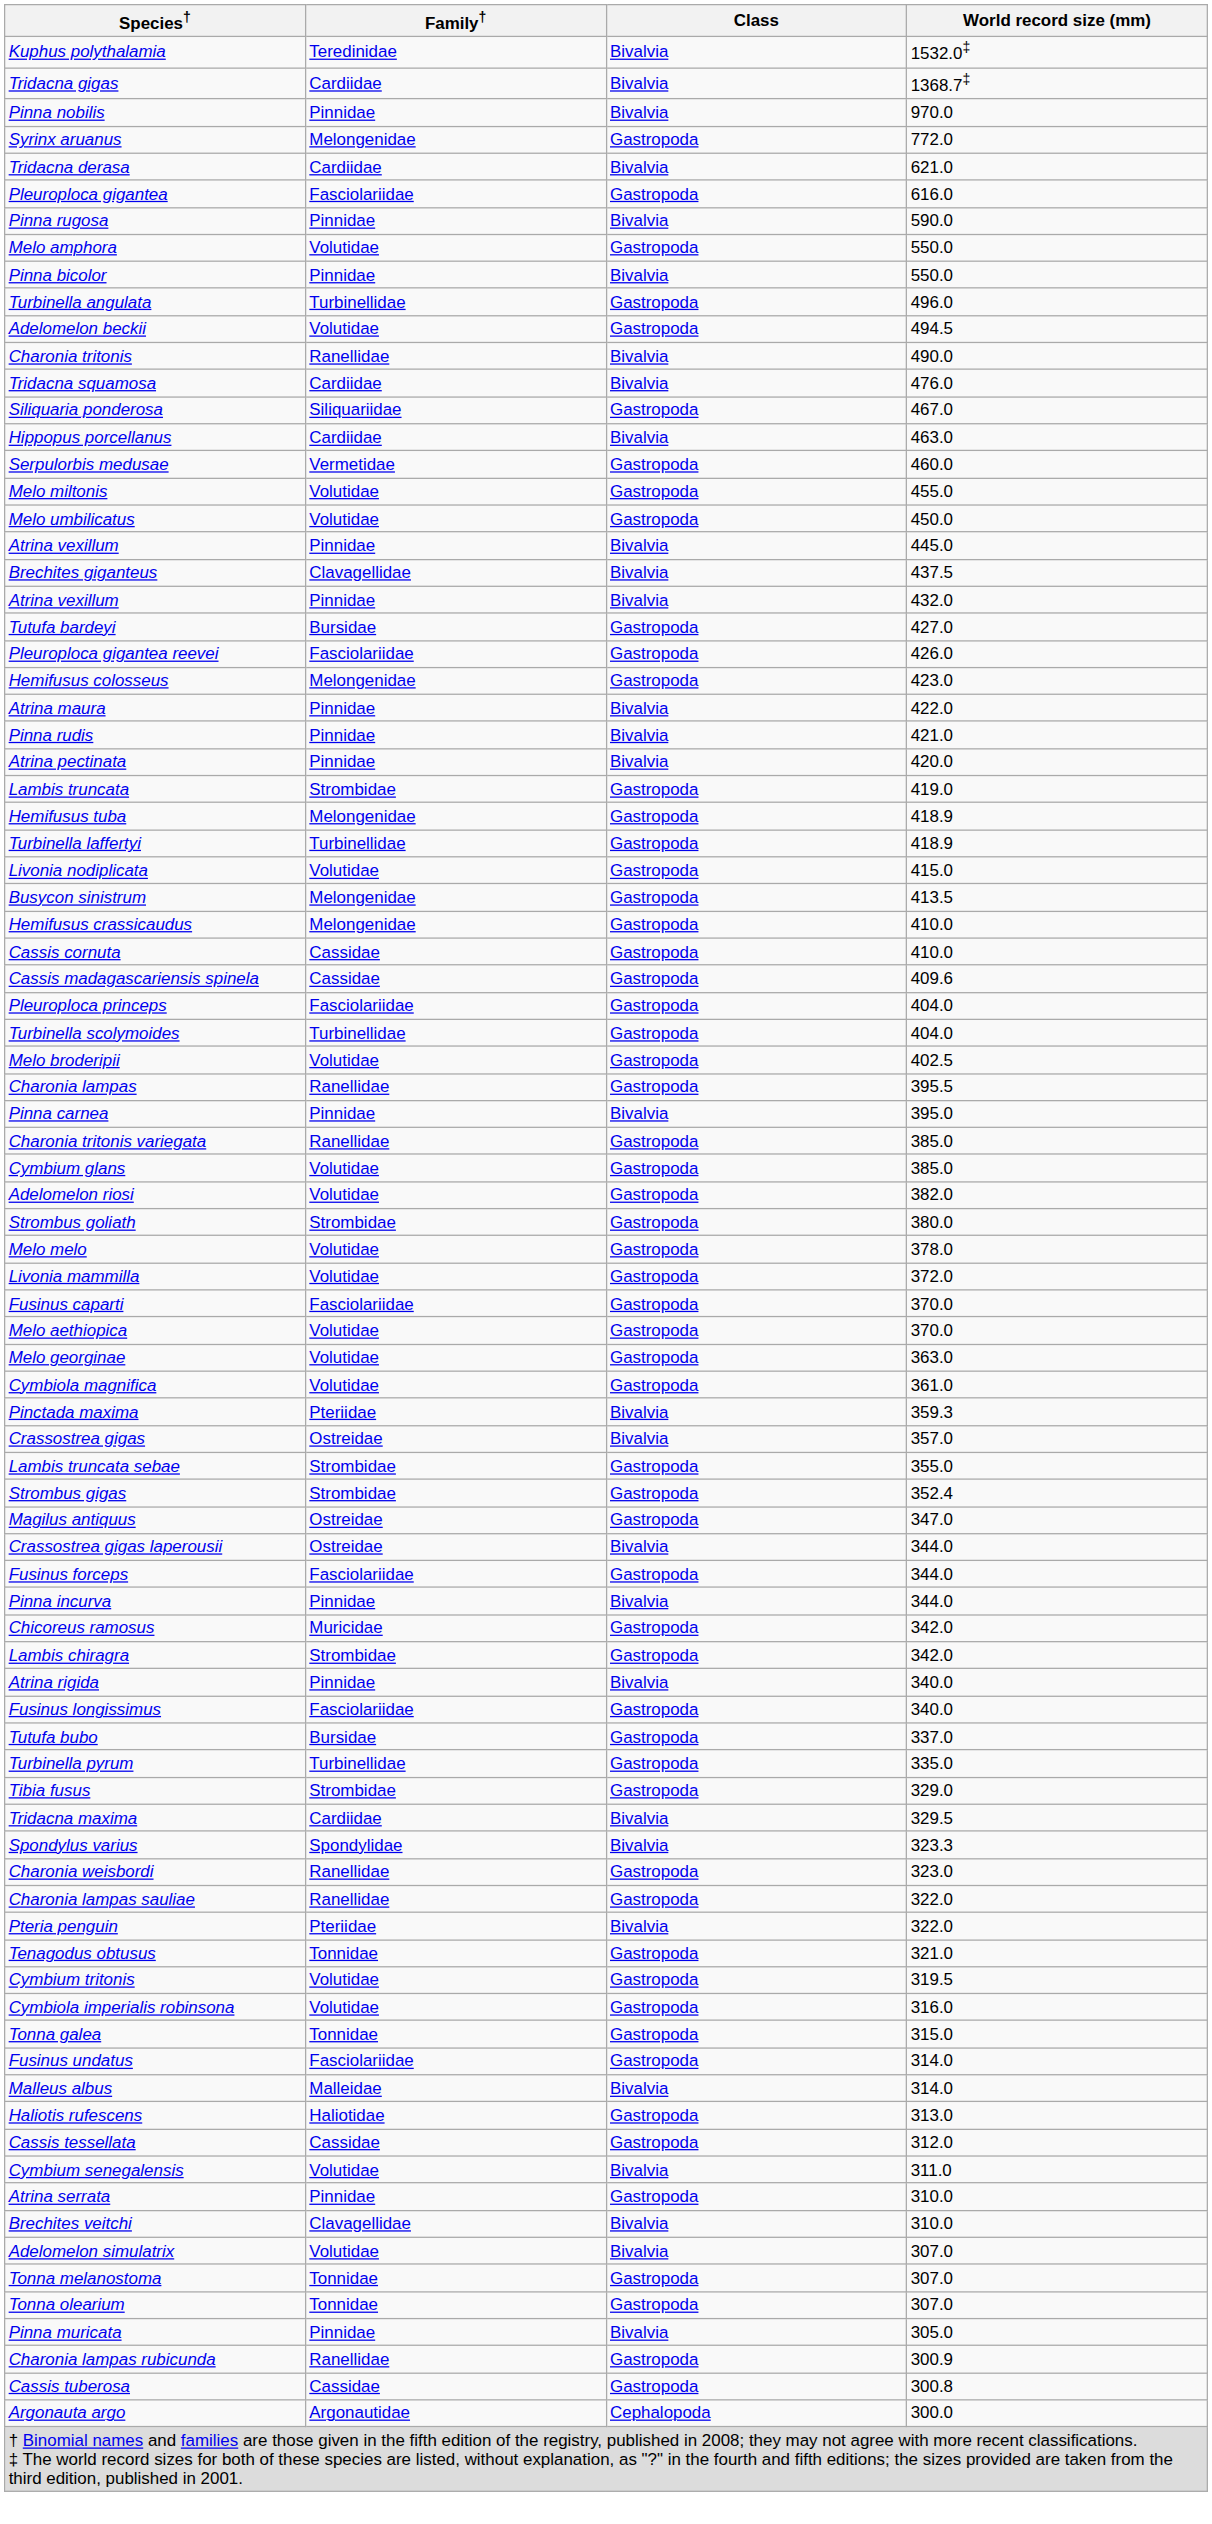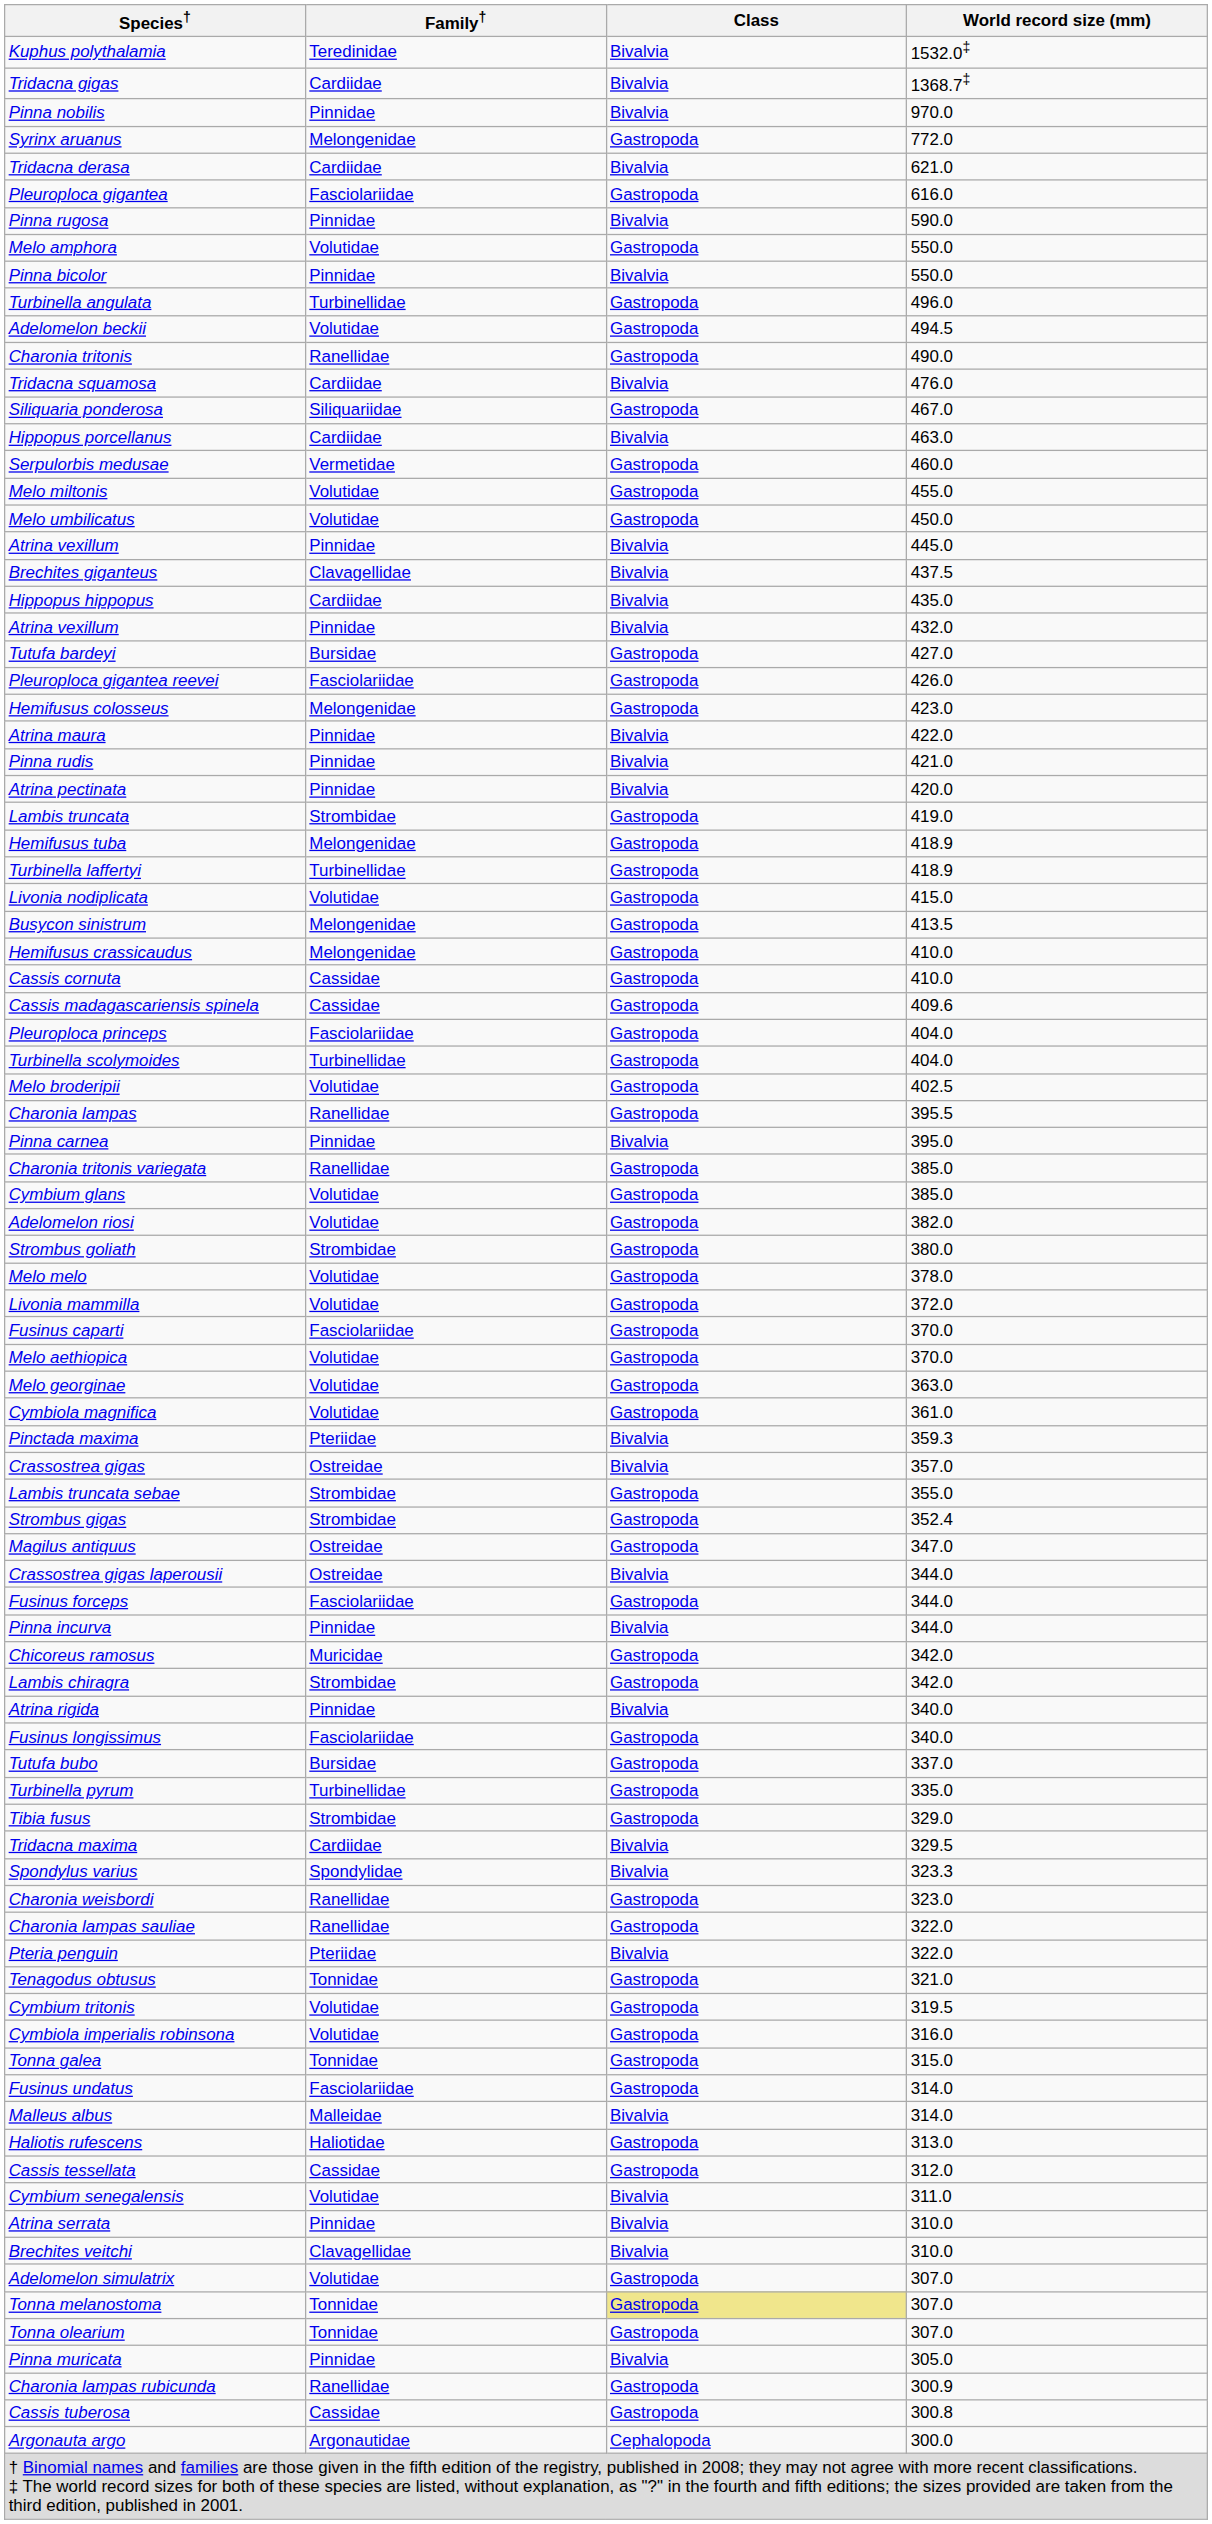(639, 356) Bivalvia -> (654, 356) Gastropoda
+ row: (81, 600)
(654, 2197) Gastropoda -> (639, 2224) Bivalvia
(639, 2251) Bivalvia -> (654, 2278) Gastropoda
(654, 2278) no background -> (654, 2305) khaki background
